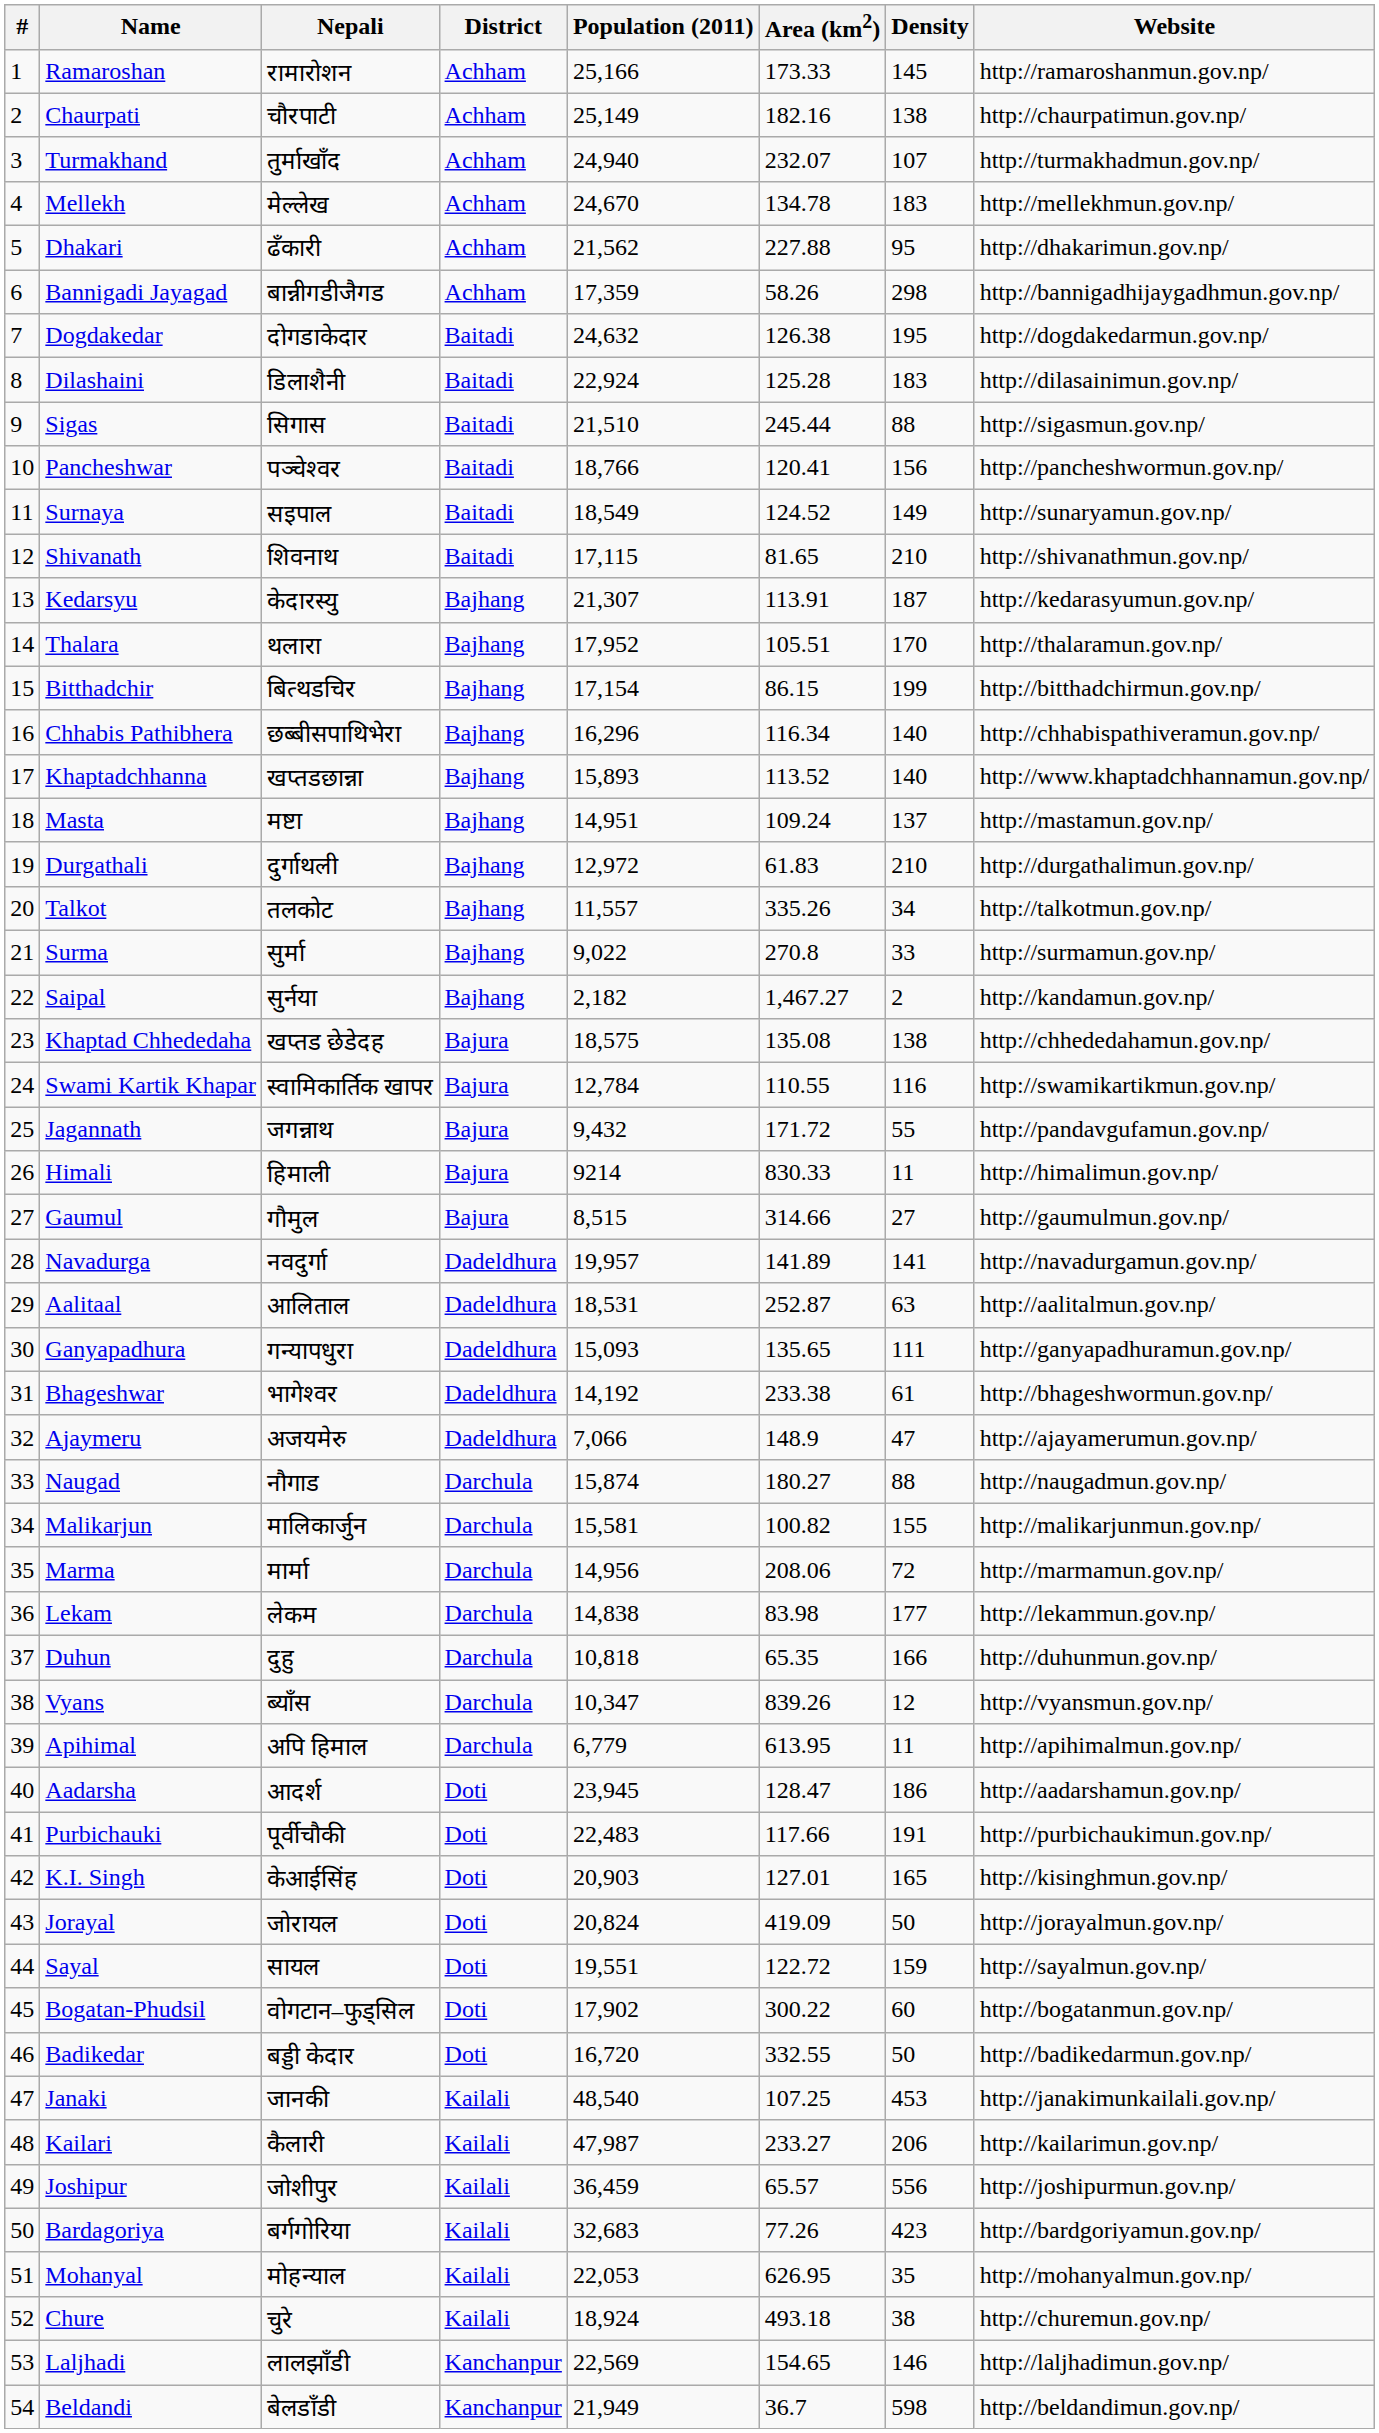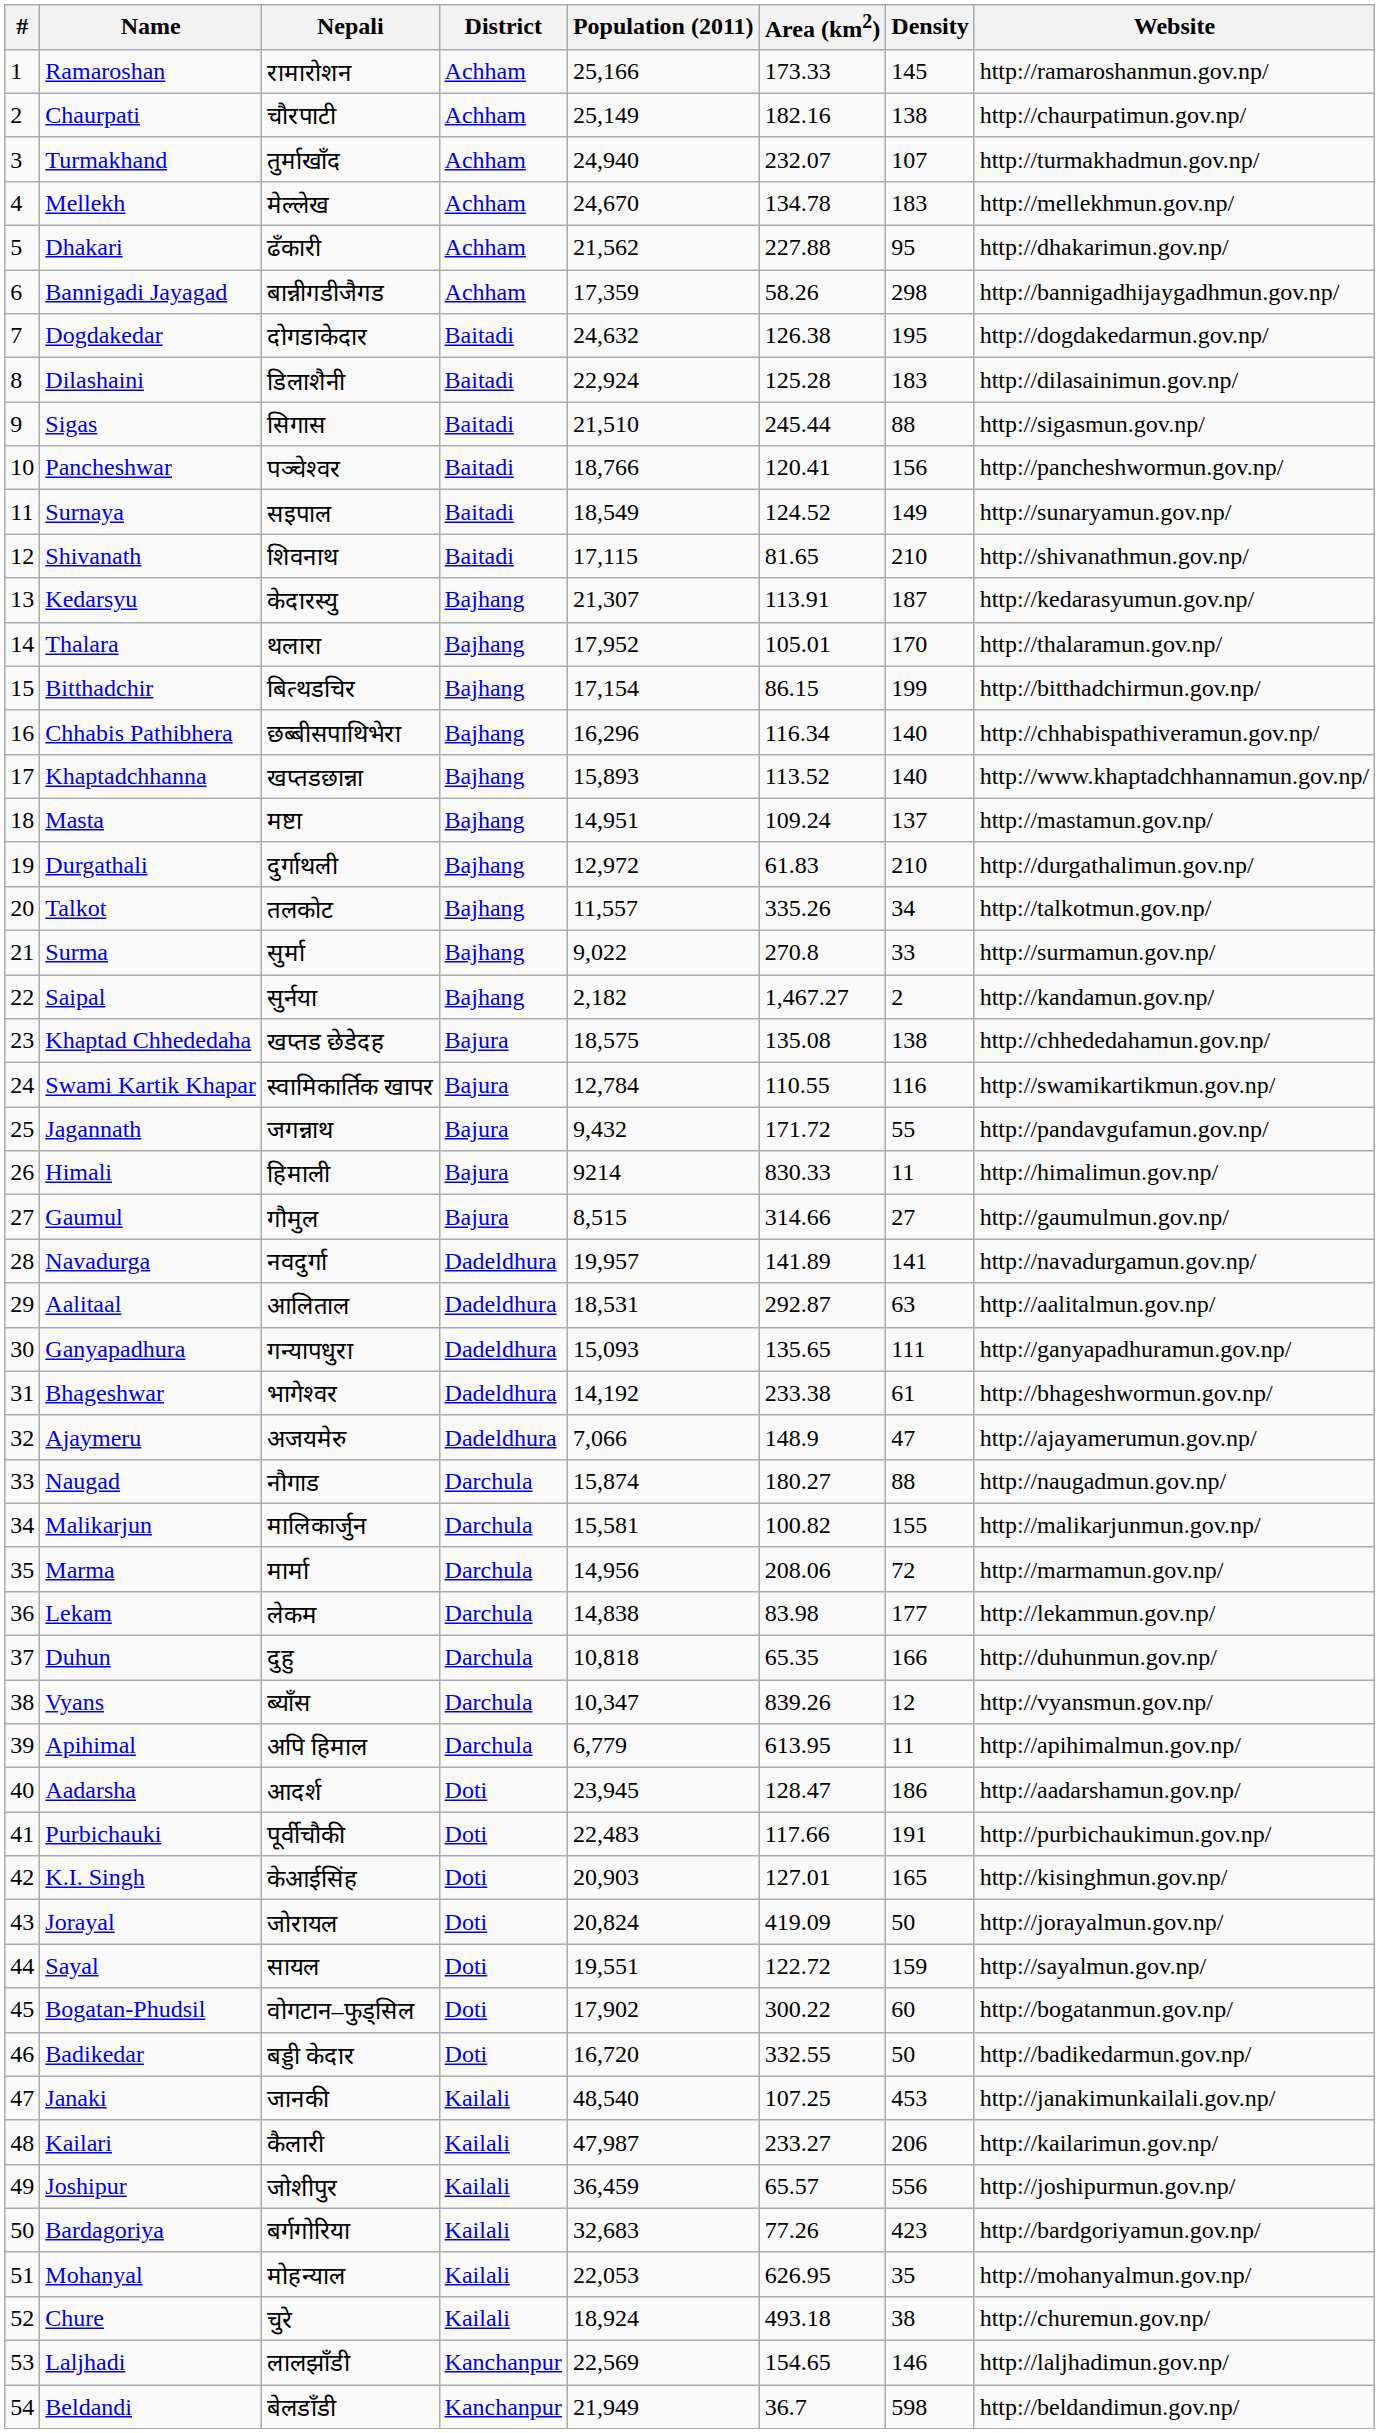(798, 643) 105.51 -> (798, 643) 105.01
(798, 1304) 252.87 -> (798, 1304) 292.87
